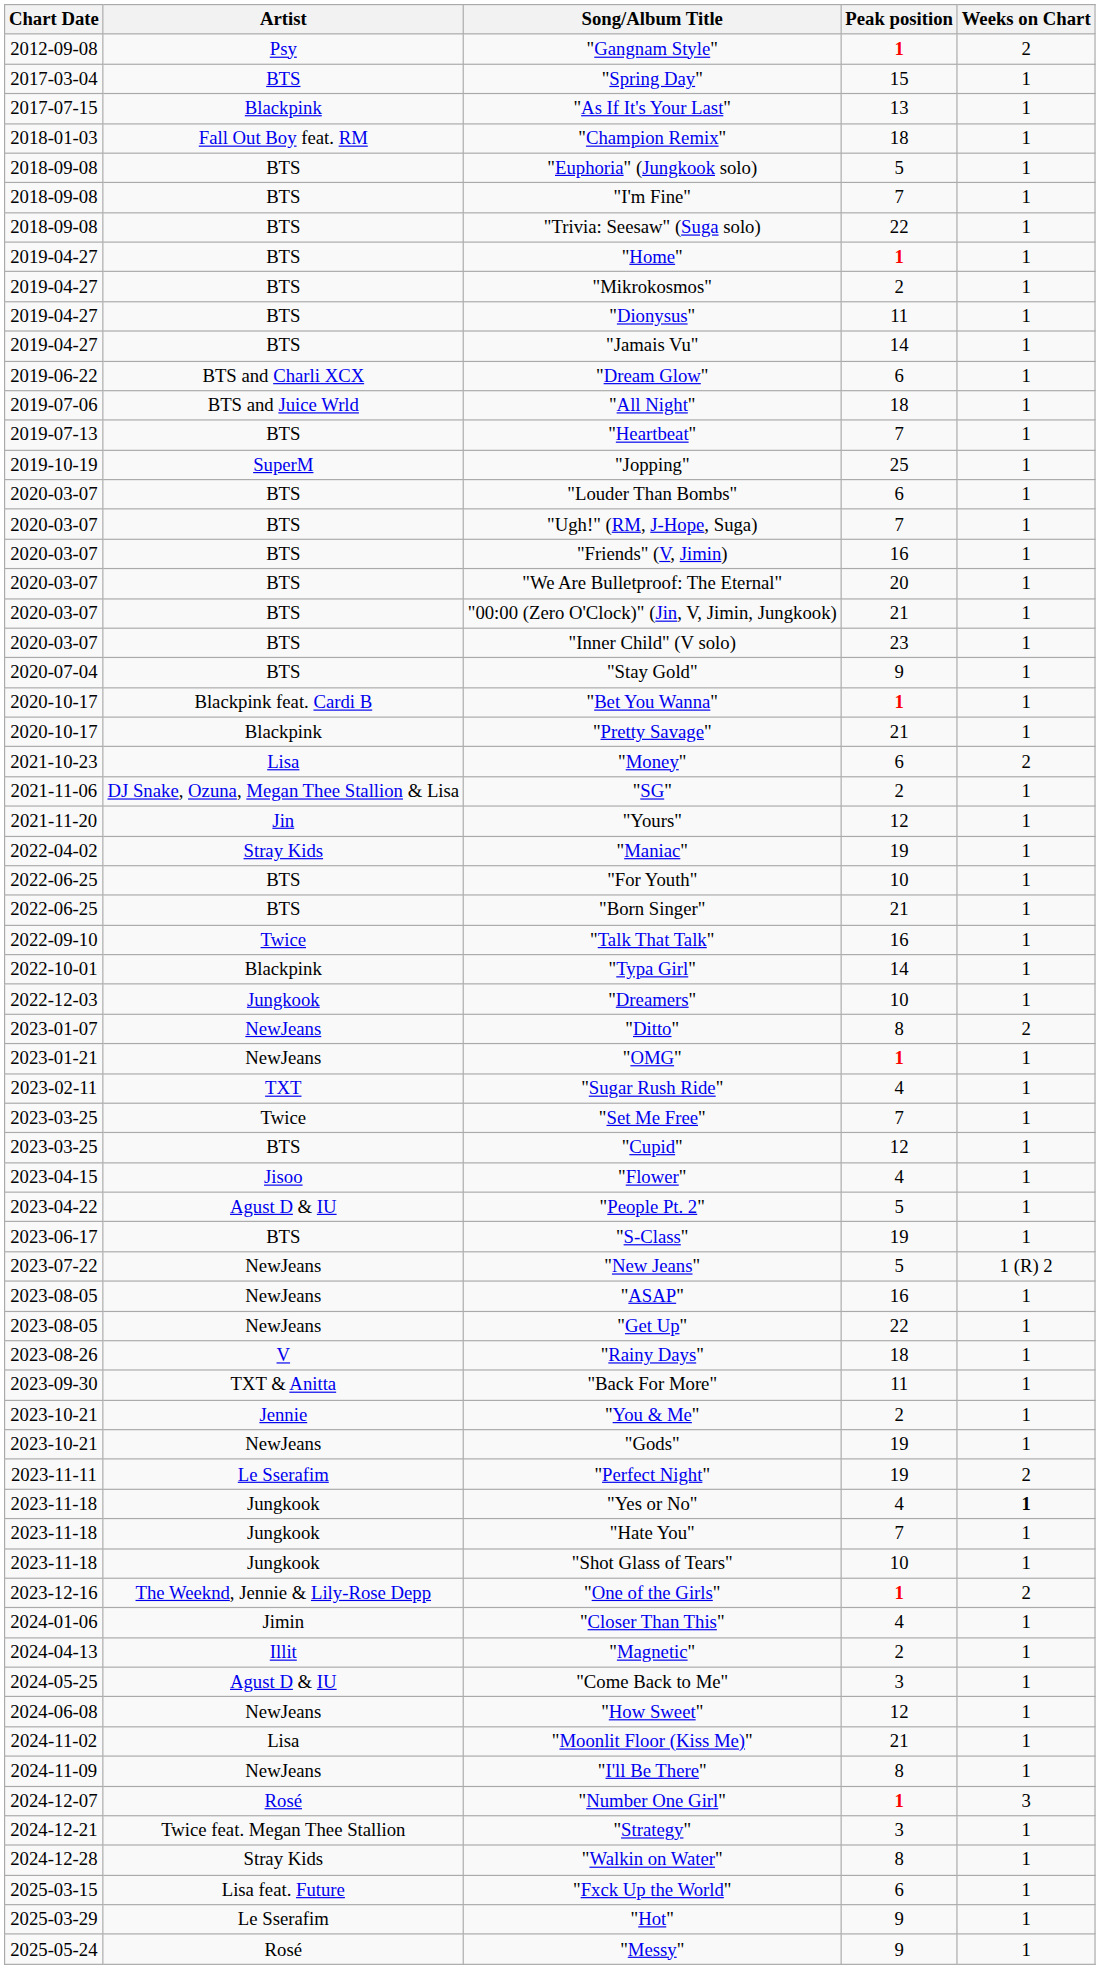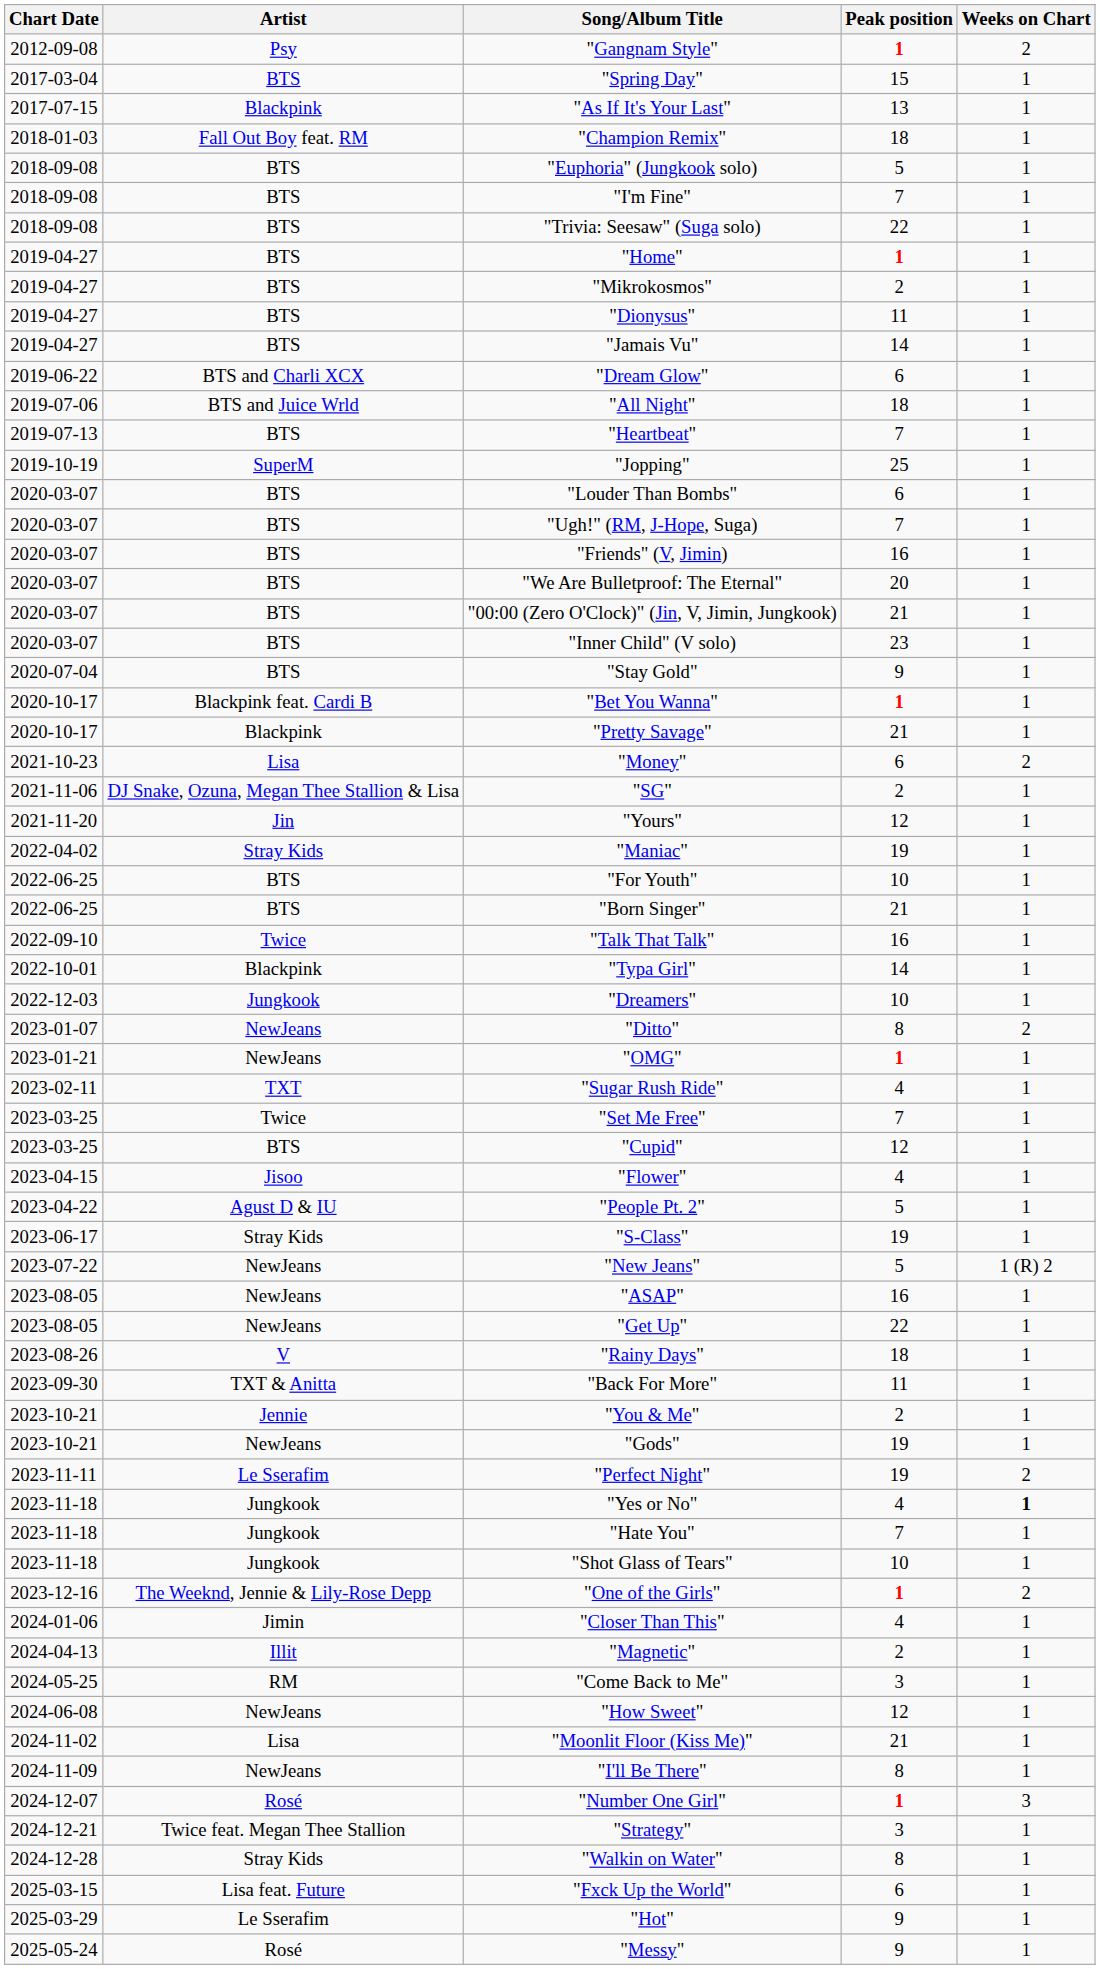(283, 1236) BTS -> (283, 1236) Stray Kids
(283, 1681) Agust D & IU -> (283, 1681) RM
